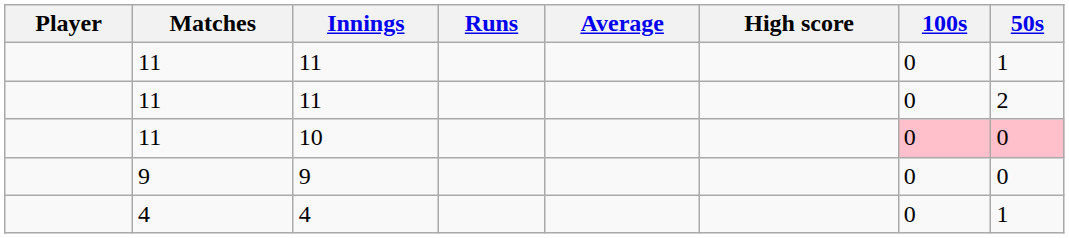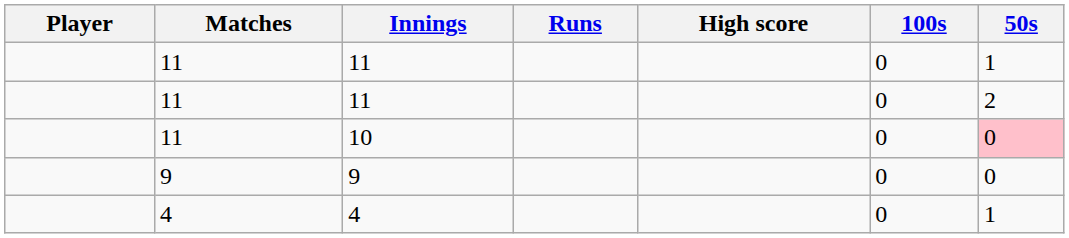- column: (622, 23)
(910, 137) pink background -> (881, 137) no background
